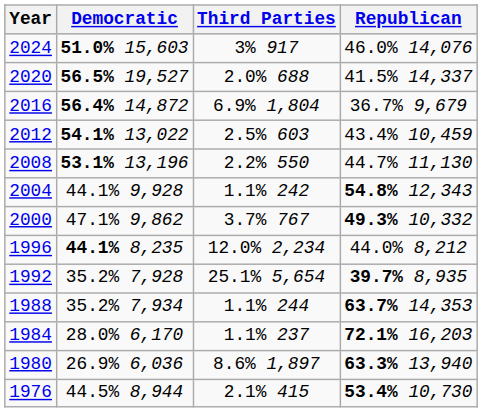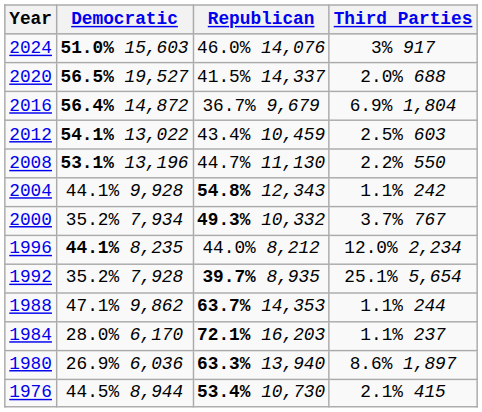columns swapped: (408, 20) <-> (266, 20)
(125, 221) 47.1% 9,862 -> (125, 221) 35.2% 7,934
(125, 307) 35.2% 7,934 -> (125, 307) 47.1% 9,862
